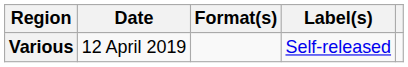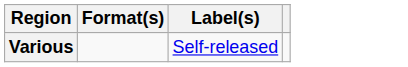- column: (134, 18)
